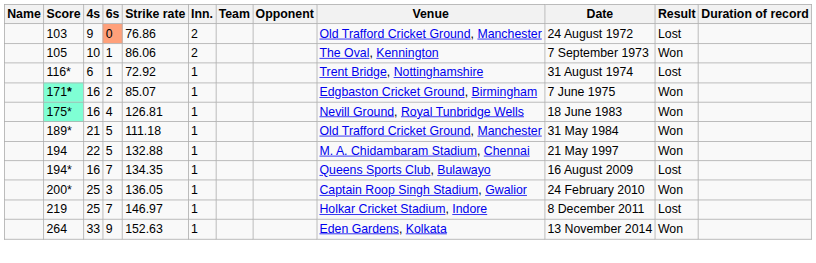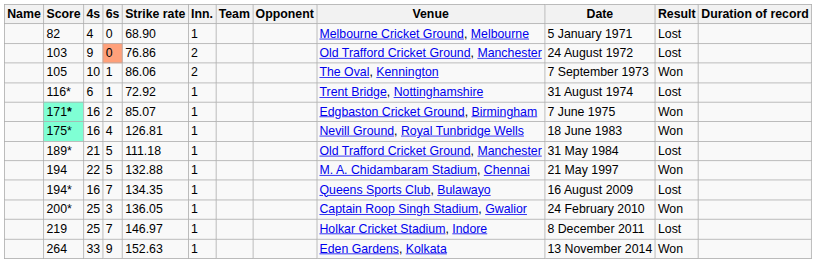+ row: (53, 33)
(670, 131) Won -> (670, 151) Lost
